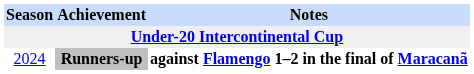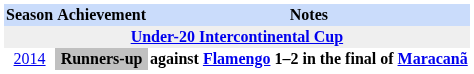(30, 58) 2024 -> (30, 58) 2014
